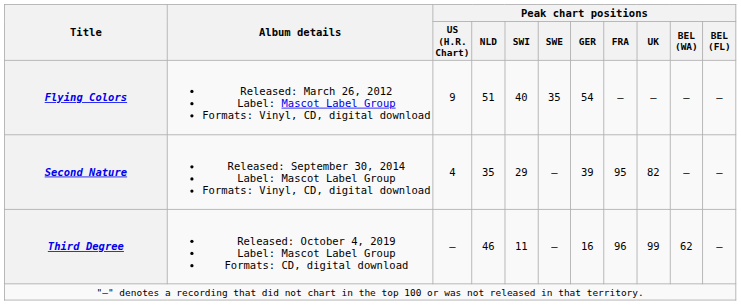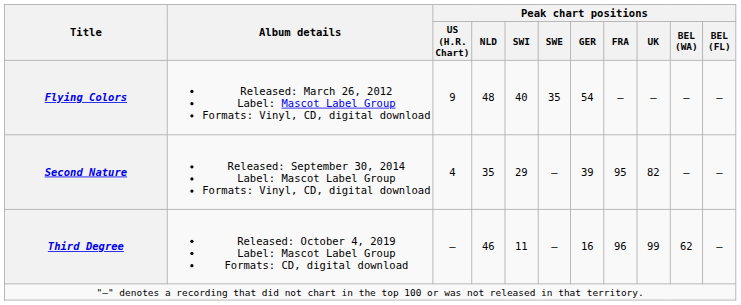(488, 98) 51 -> (488, 98) 48
